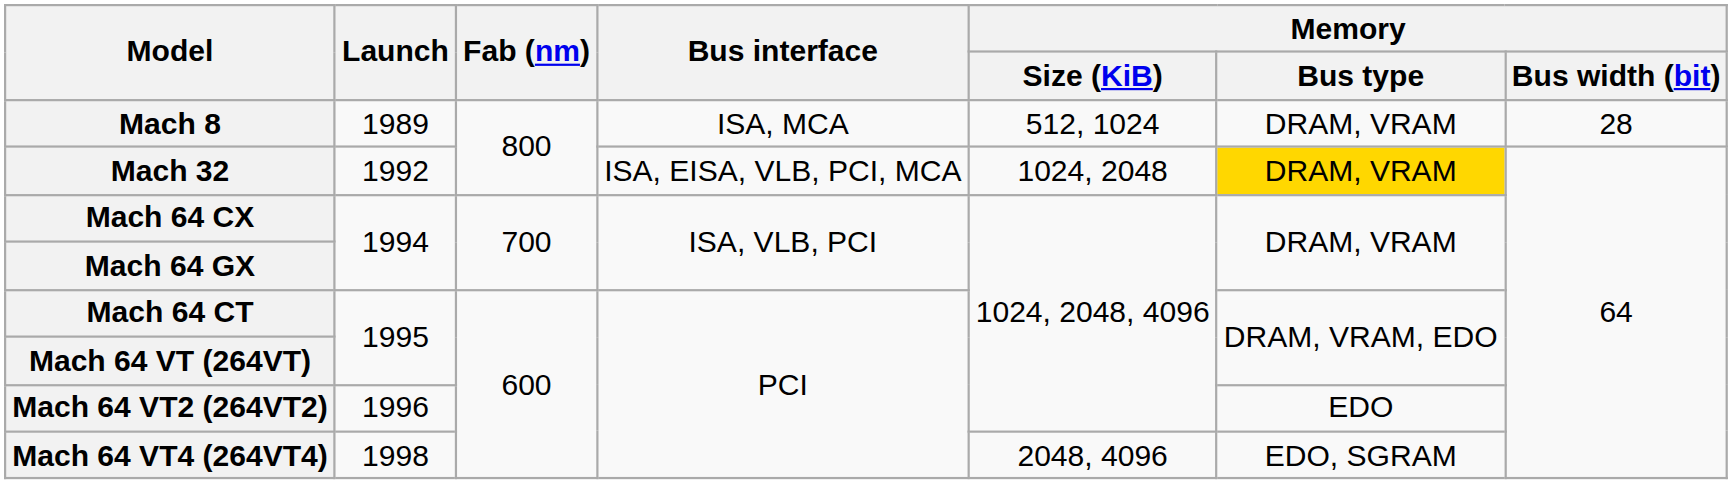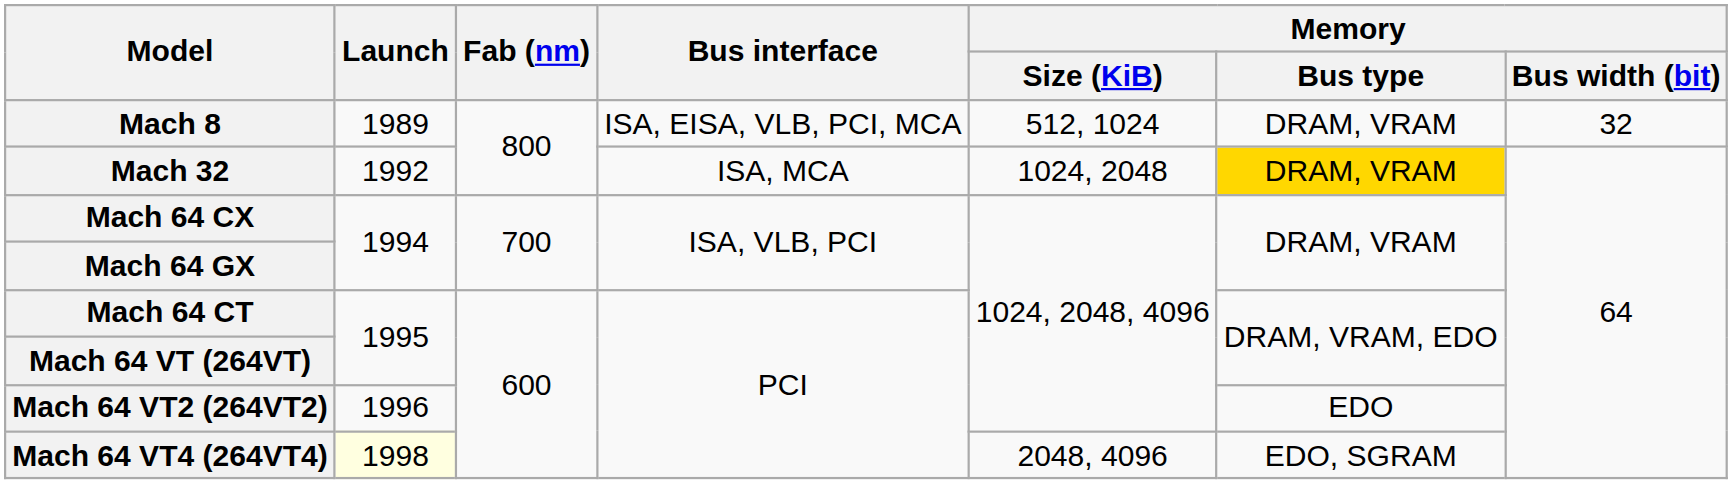(783, 123) ISA, MCA -> (783, 123) ISA, EISA, VLB, PCI, MCA
(1616, 123) 28 -> (1616, 123) 32
(783, 171) ISA, EISA, VLB, PCI, MCA -> (783, 171) ISA, MCA
(395, 455) no background -> (395, 455) lightyellow background
